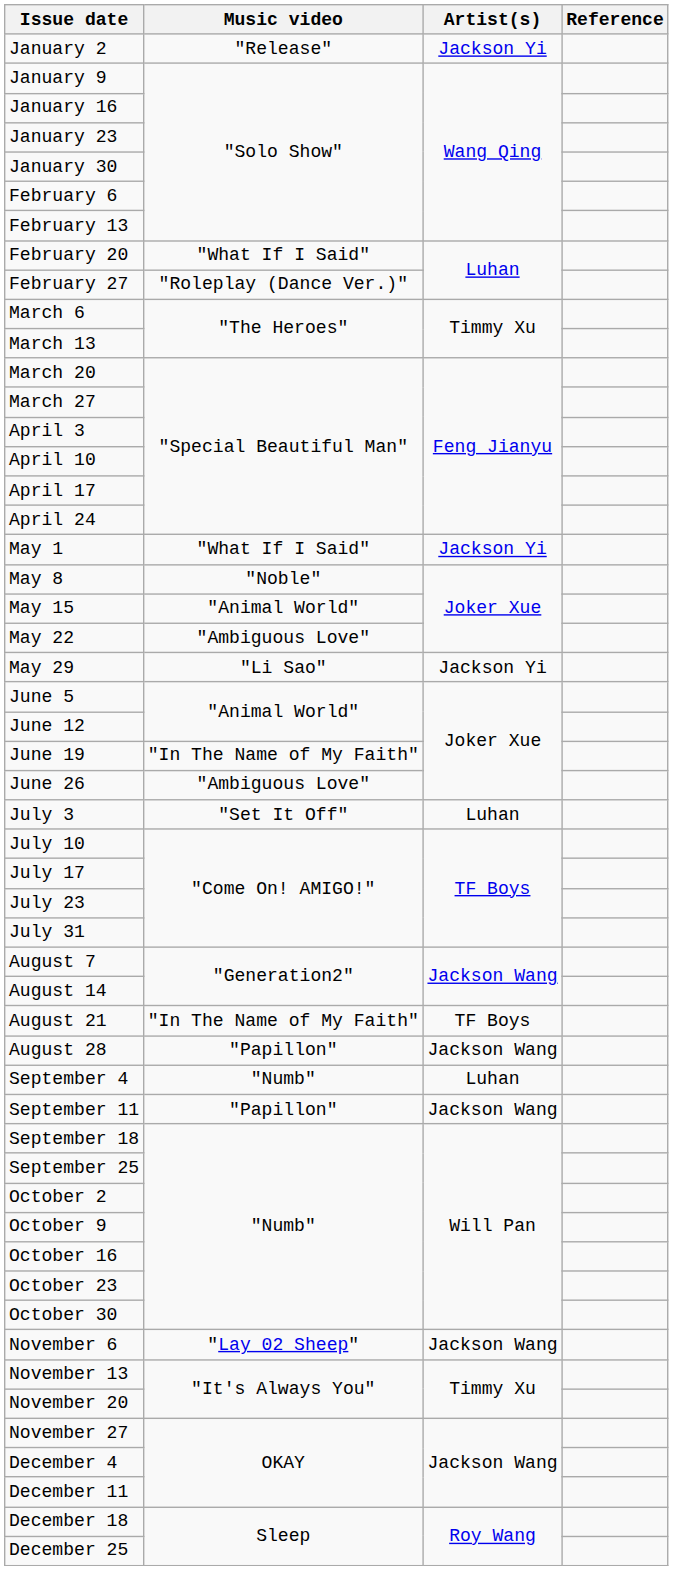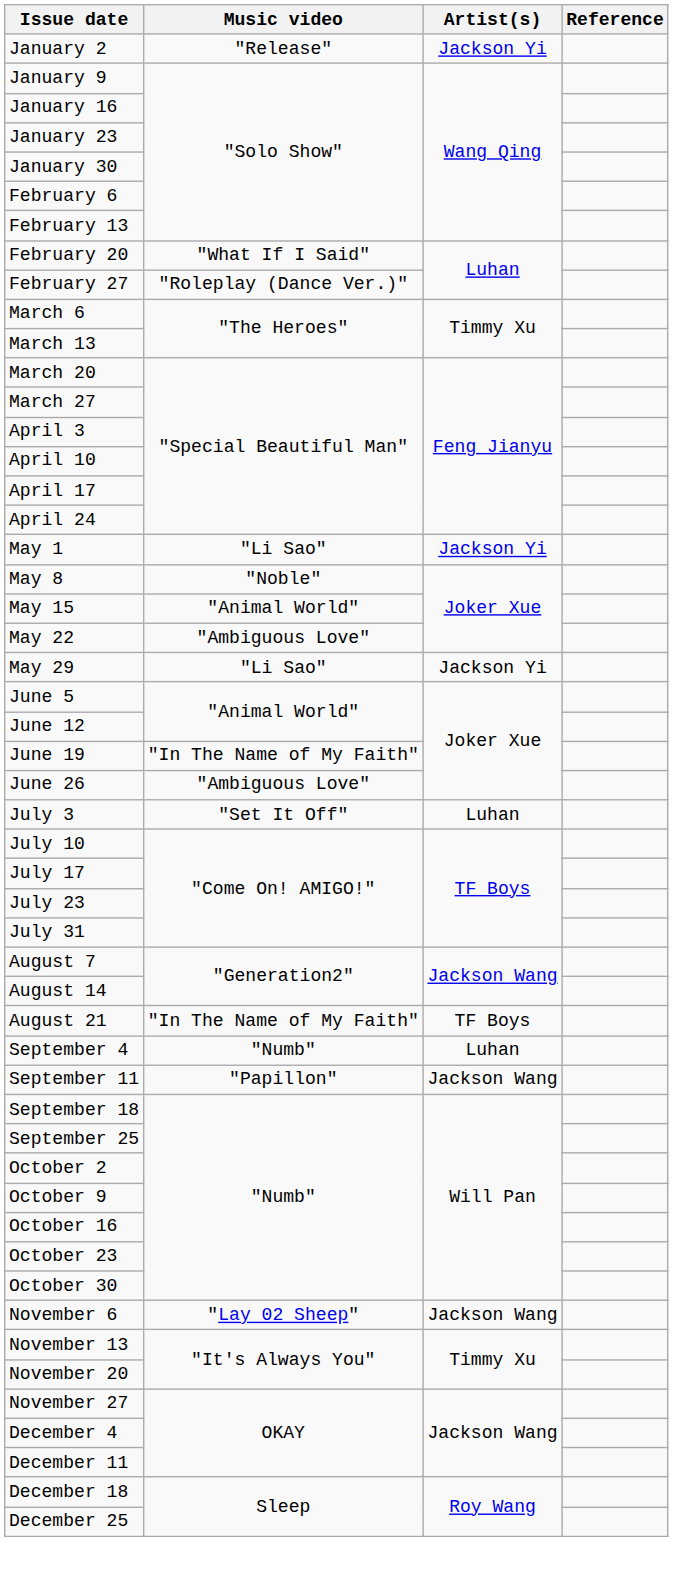(283, 550) "What If I Said" -> (283, 550) "Li Sao"
- row: (58, 1050)
